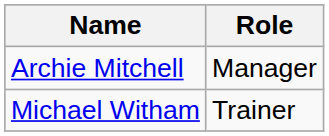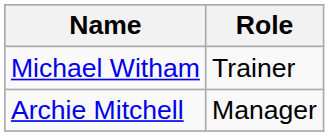rows swapped: (97, 67) <-> (105, 109)
